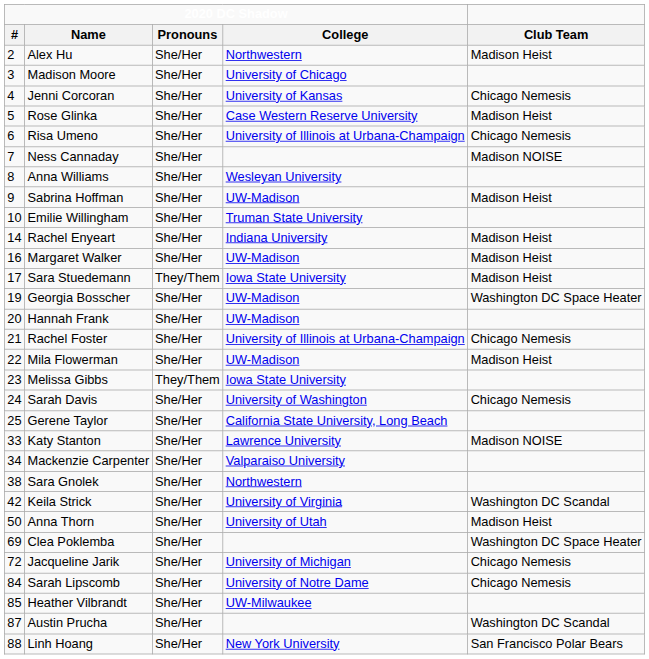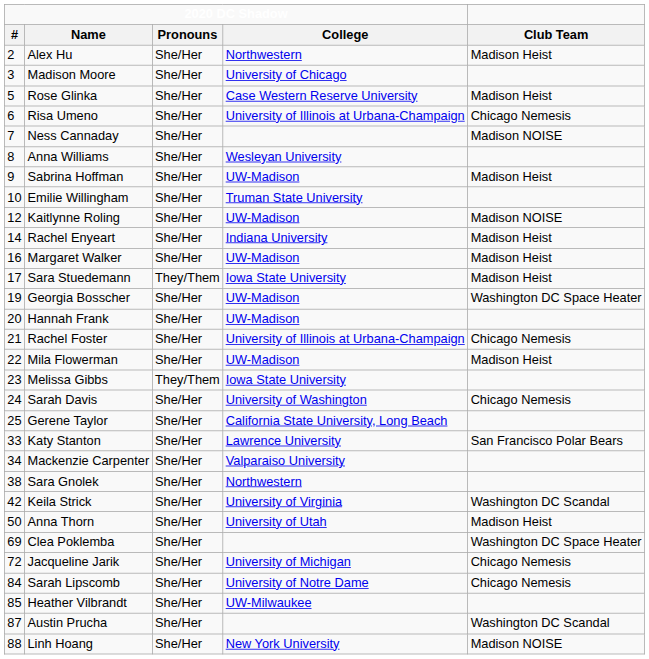- row: (71, 95)
+ row: (74, 217)
(517, 440) Madison NOISE -> (547, 440) San Francisco Polar Bears
(547, 643) San Francisco Polar Bears -> (517, 643) Madison NOISE
